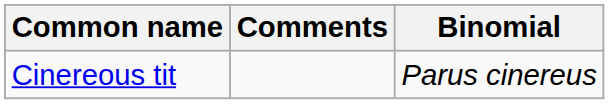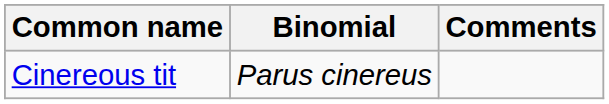columns swapped: (499, 27) <-> (312, 27)
